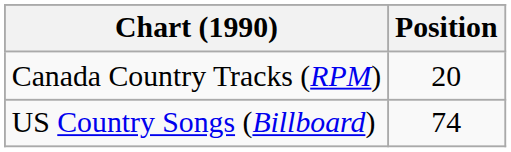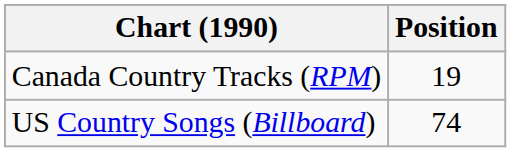(446, 75) 20 -> (446, 75) 19
